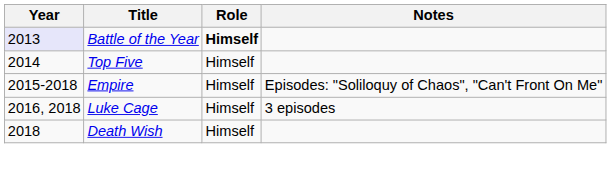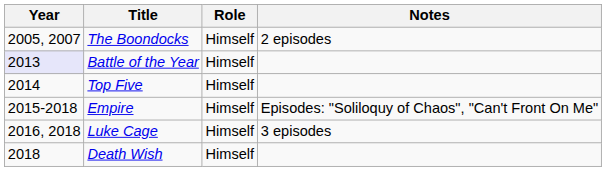+ row: (138, 39)
(232, 39) bold -> (230, 62) normal
